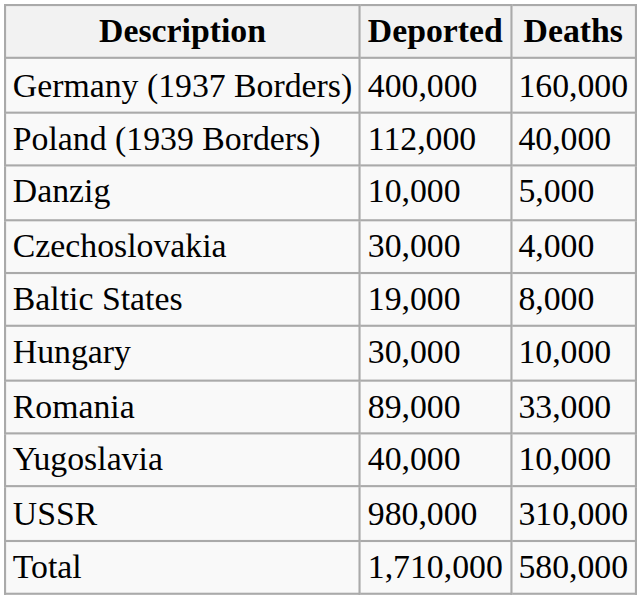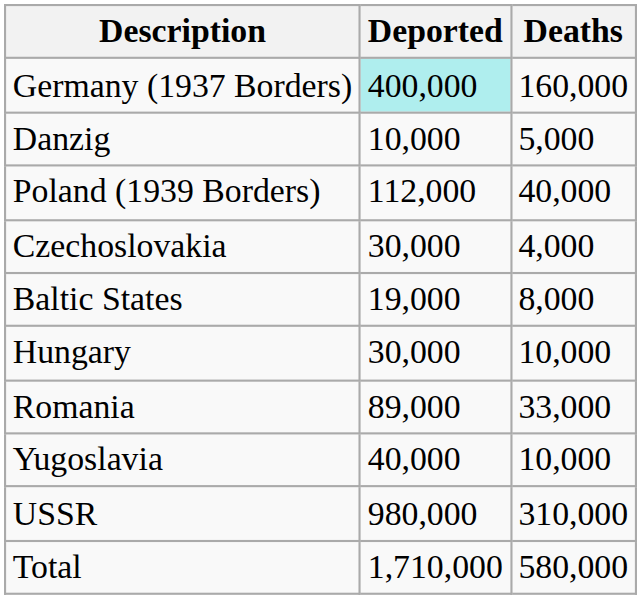(423, 84) no background -> (423, 84) paleturquoise background
rows swapped: (167, 138) <-> (62, 191)
